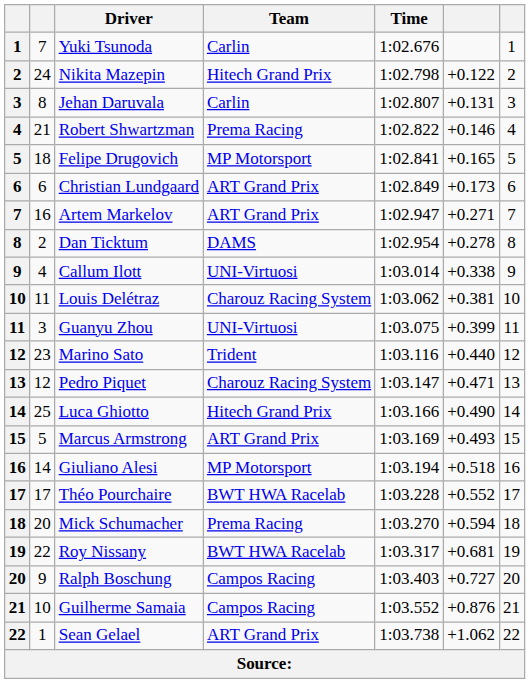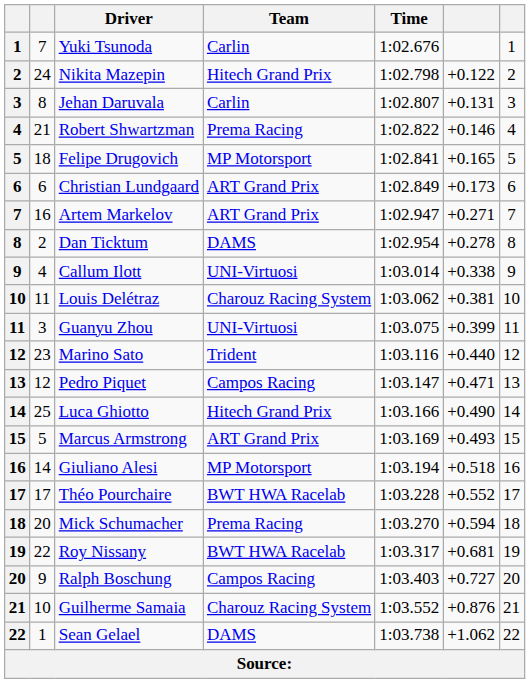(289, 382) Charouz Racing System -> (261, 382) Campos Racing
(261, 607) Campos Racing -> (289, 607) Charouz Racing System
(263, 635) ART Grand Prix -> (231, 635) DAMS
